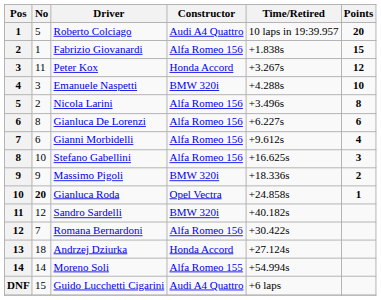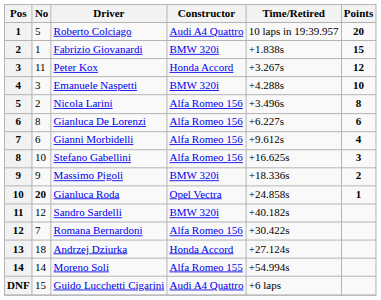(206, 49) Alfa Romeo 156 -> (194, 49) BMW 320i
